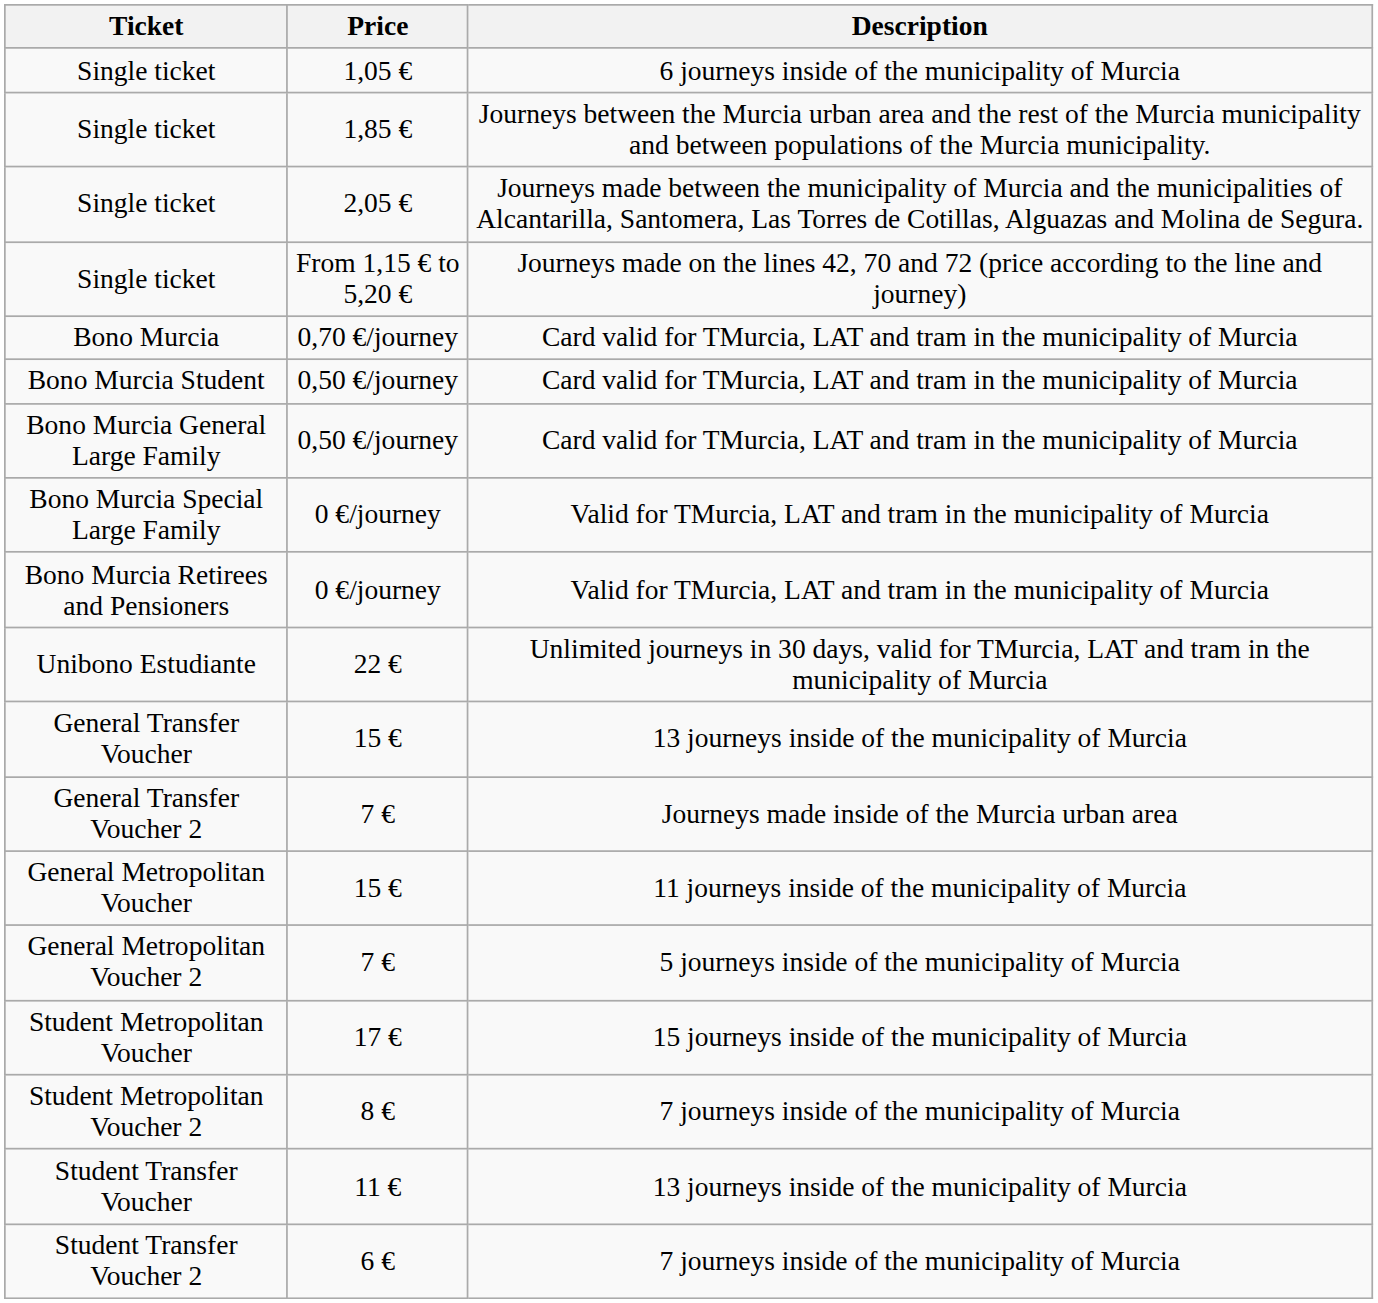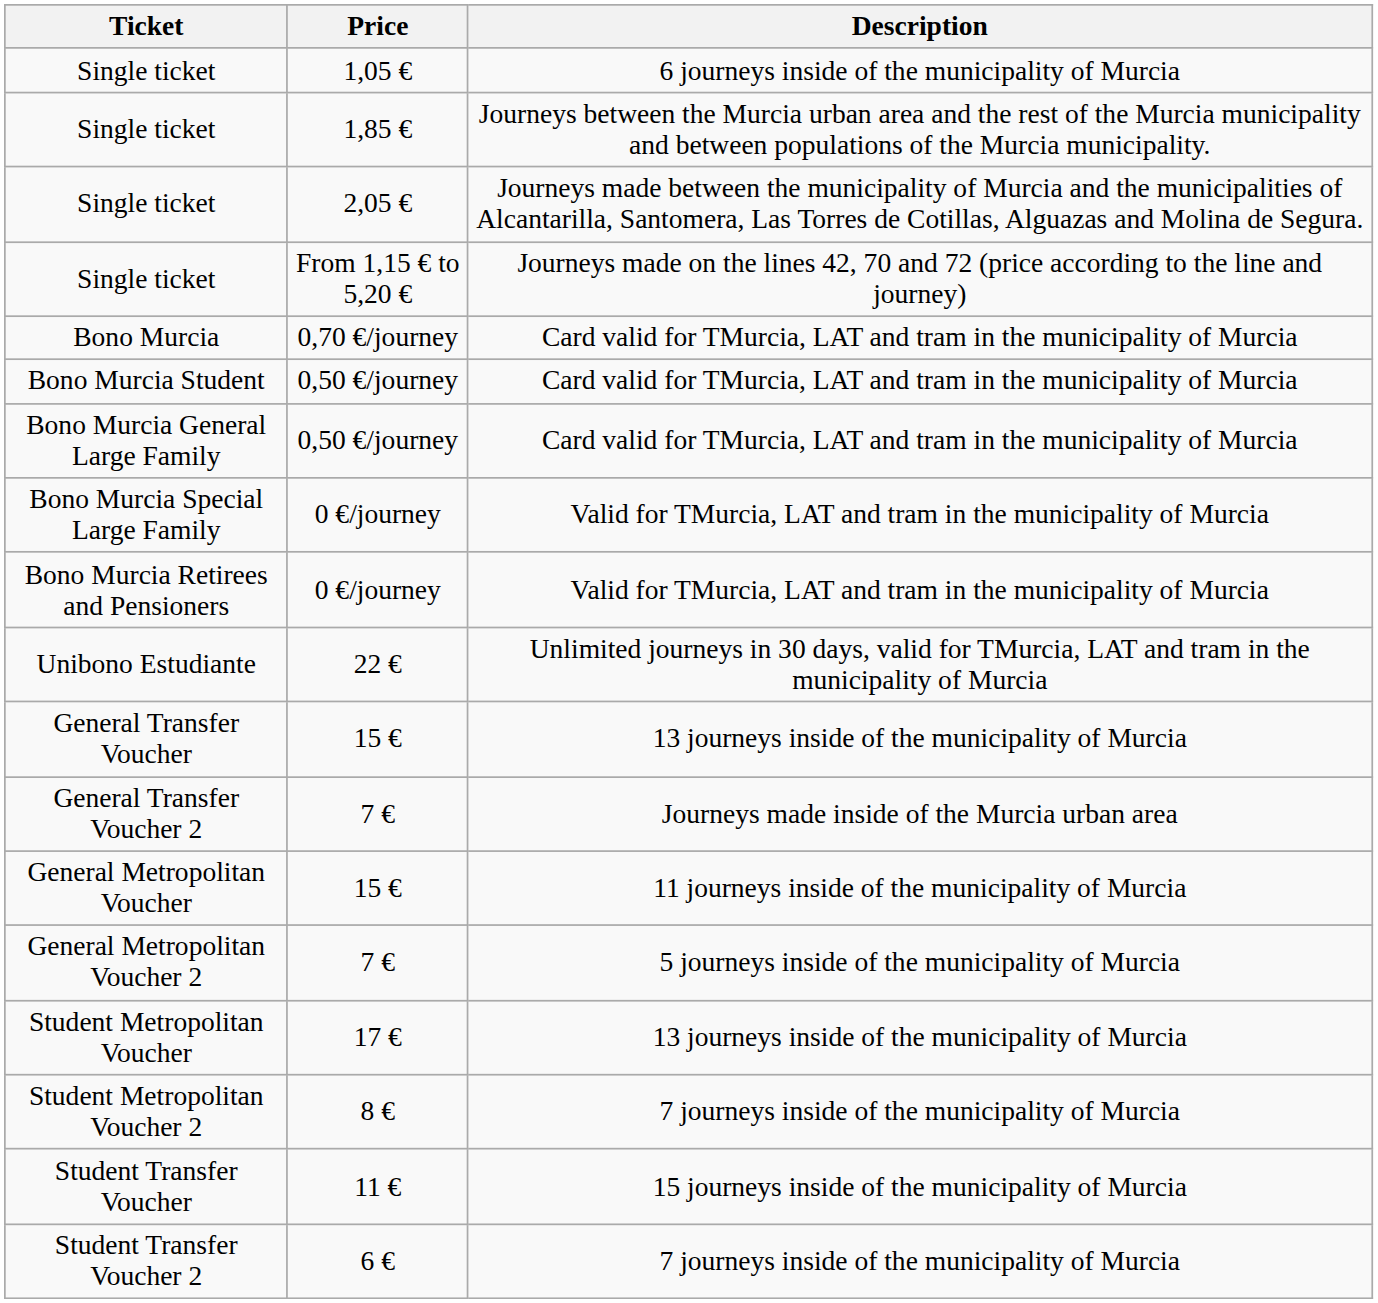(920, 1037) 15 journeys inside of the municipality of Murcia -> (920, 1037) 13 journeys inside of the municipality of Murcia
(920, 1186) 13 journeys inside of the municipality of Murcia -> (920, 1186) 15 journeys inside of the municipality of Murcia
